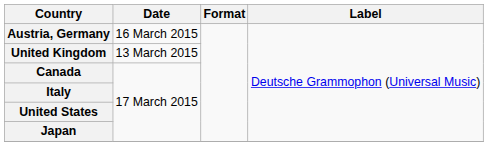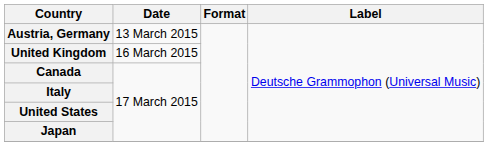(157, 33) 16 March 2015 -> (157, 33) 13 March 2015
(157, 53) 13 March 2015 -> (157, 53) 16 March 2015
